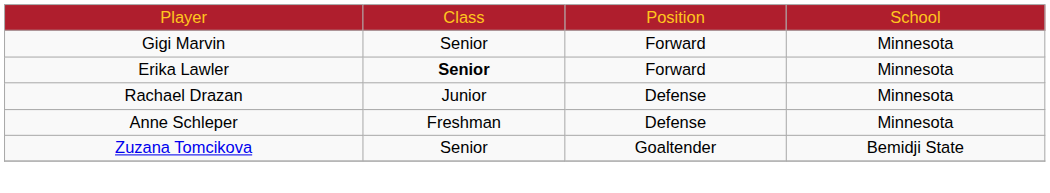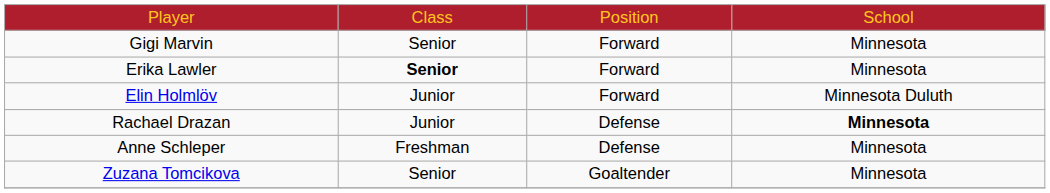+ row: (171, 95)
(915, 95) normal -> (888, 122) bold
(915, 148) Bemidji State -> (888, 174) Minnesota
